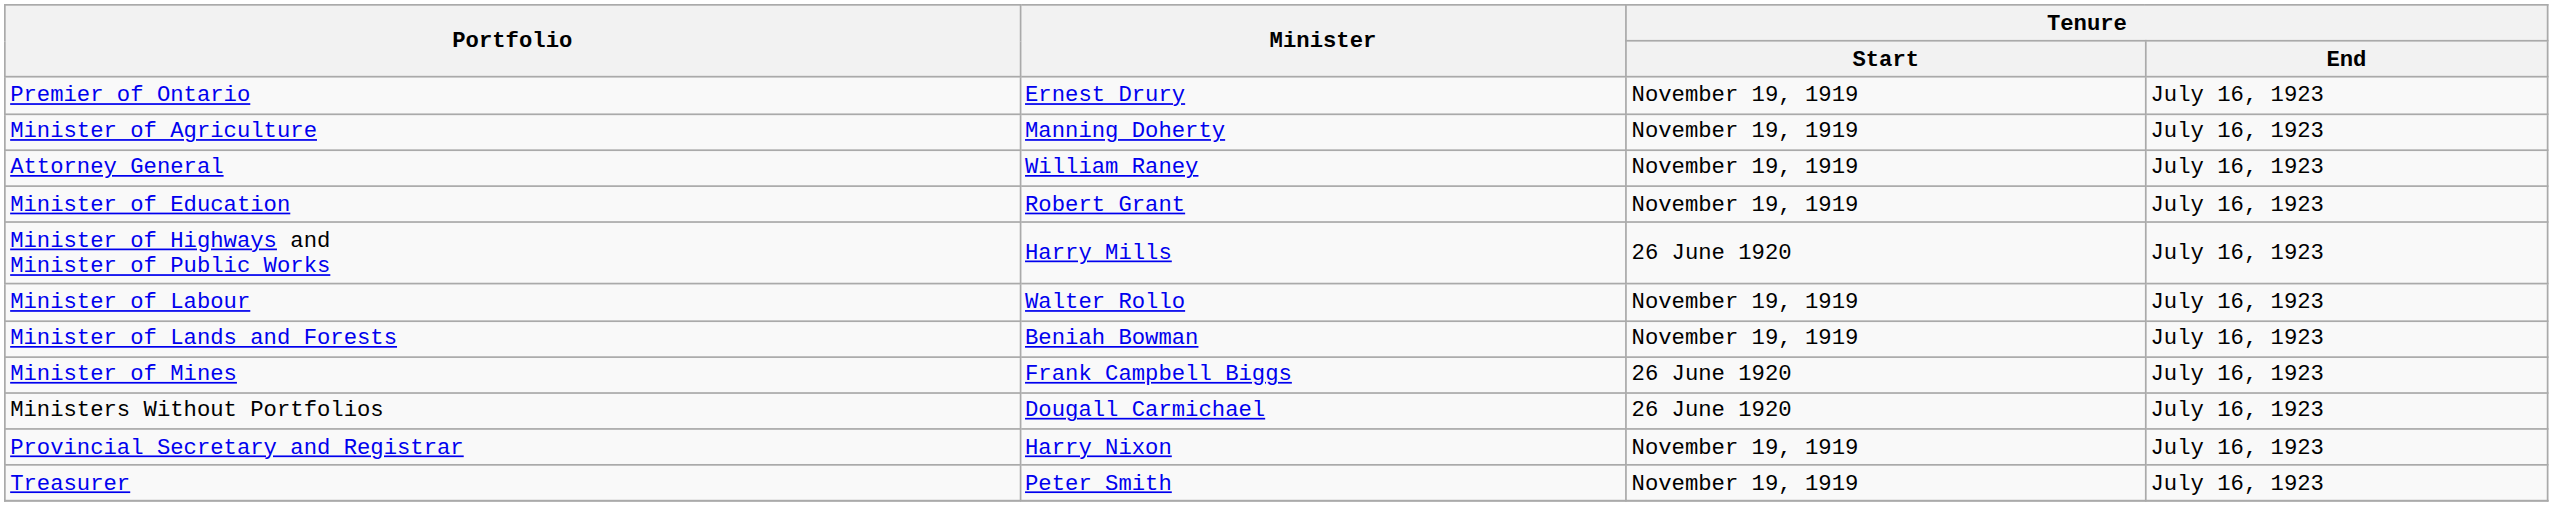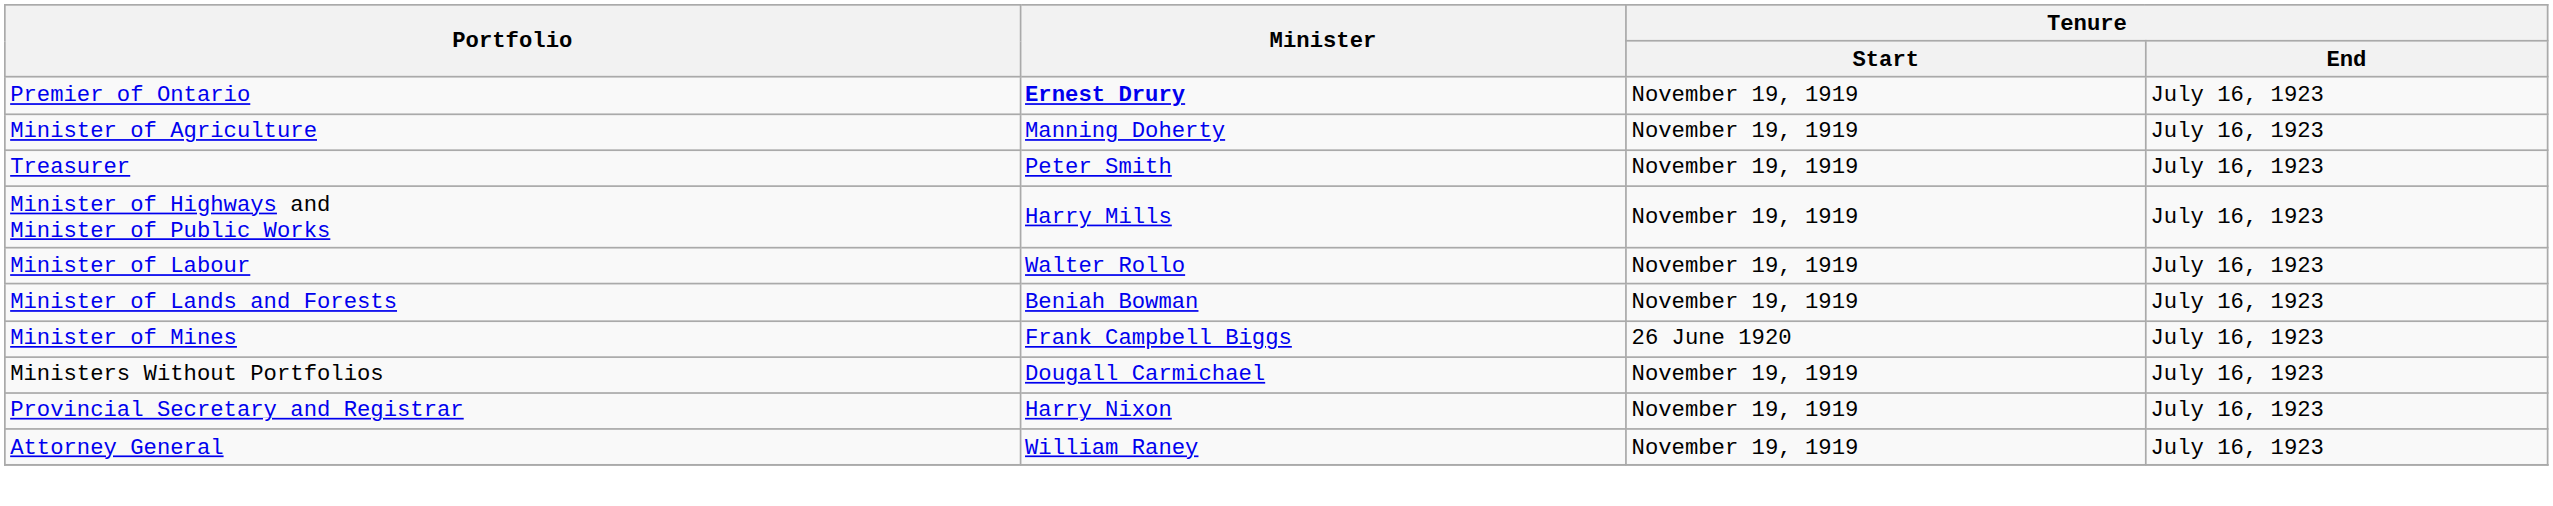(1105, 95) normal -> (1105, 95) bold
rows swapped: (117, 168) <-> (70, 483)
- row: (150, 204)
(1712, 253) 26 June 1920 -> (1745, 217) November 19, 1919
(1712, 411) 26 June 1920 -> (1745, 375) November 19, 1919
